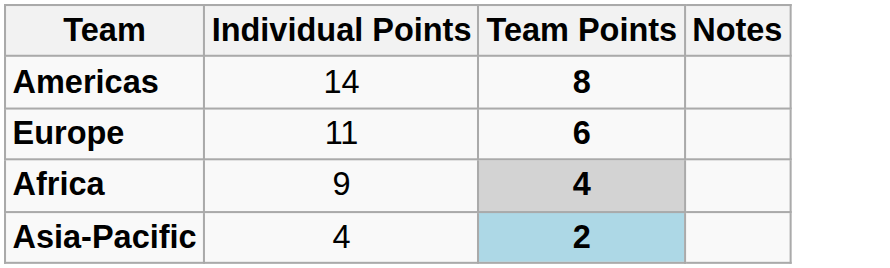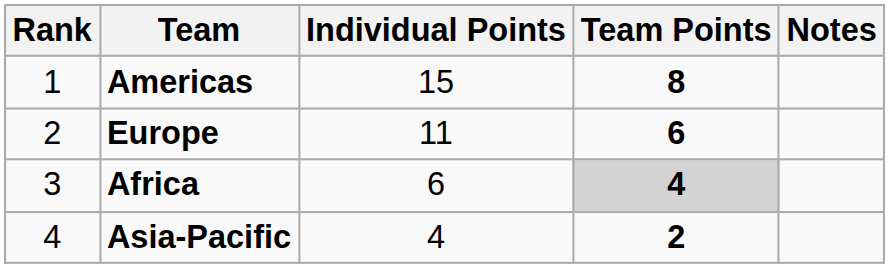+ column: (52, 30)
(342, 81) 14 -> (436, 81) 15
(342, 184) 9 -> (436, 184) 6
(582, 236) lightblue background -> (676, 236) no background
